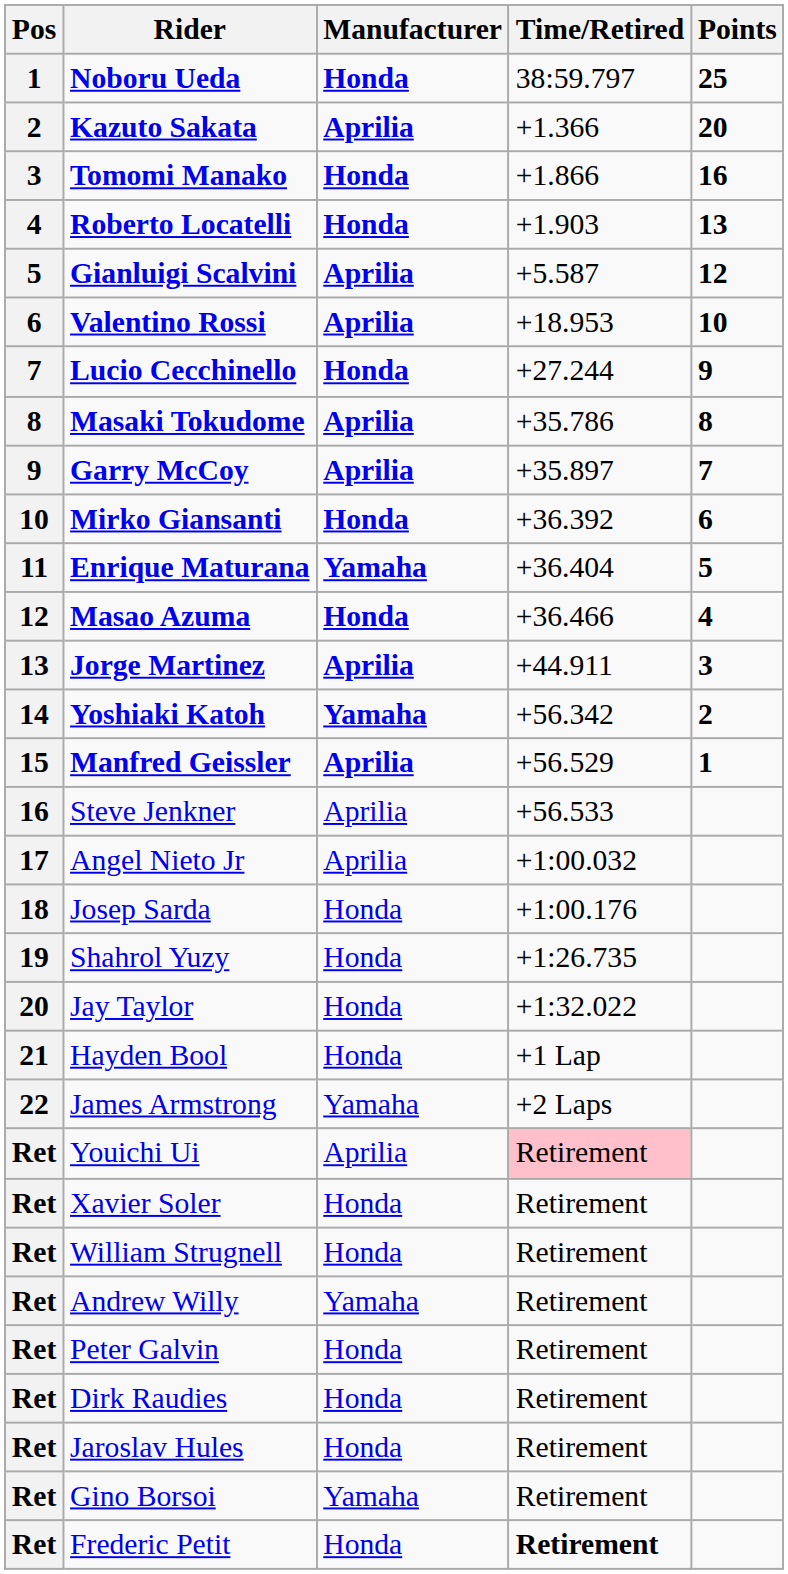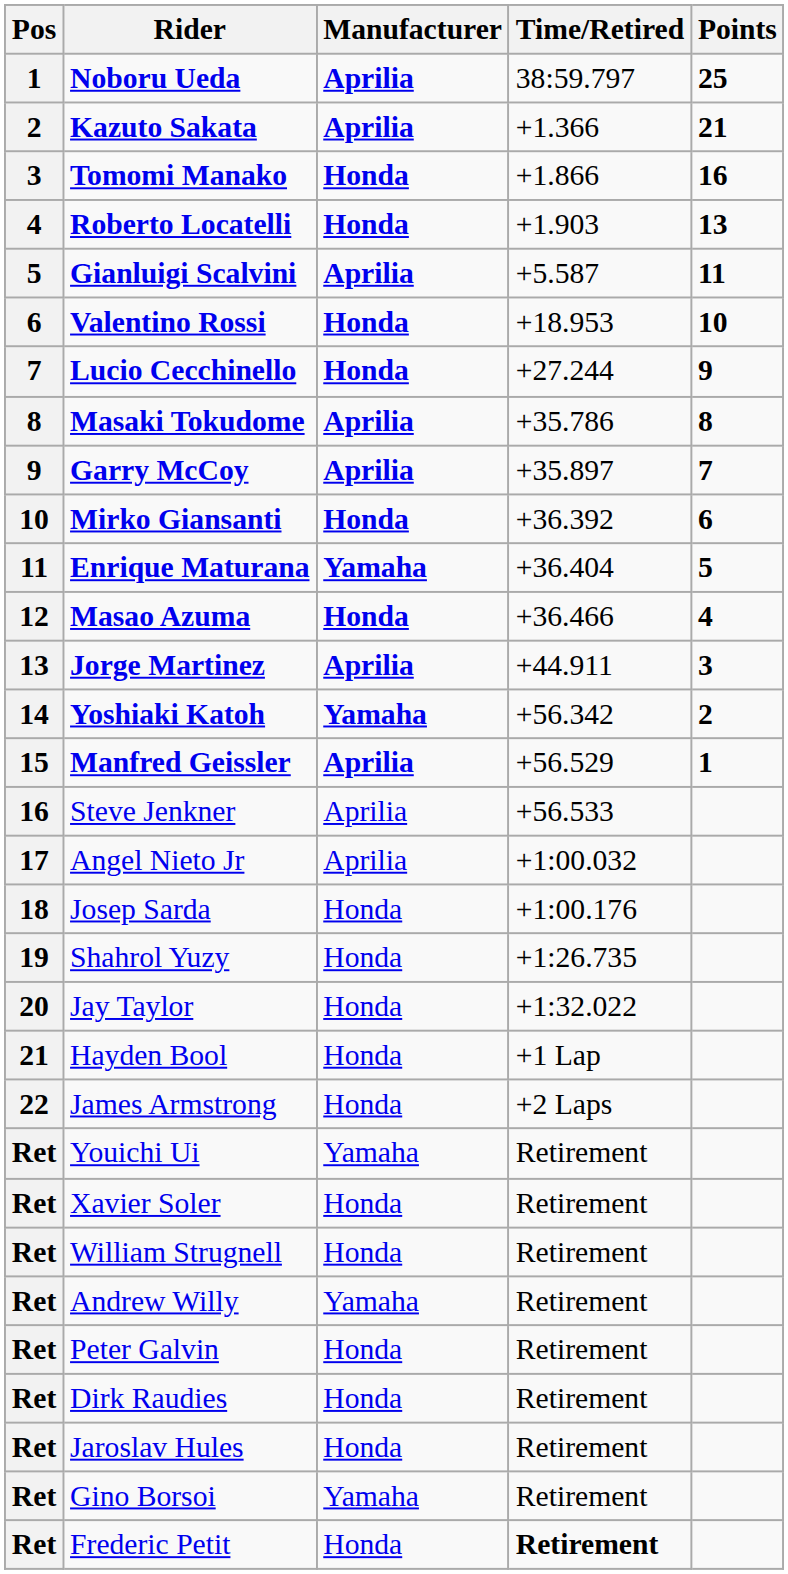(366, 77) Honda -> (369, 77) Aprilia
(713, 126) 20 -> (713, 126) 21
(713, 273) 12 -> (712, 273) 11
(369, 322) Aprilia -> (366, 322) Honda
(371, 1104) Yamaha -> (363, 1104) Honda
(365, 1153) Aprilia -> (371, 1153) Yamaha
(582, 1153) pink background -> (582, 1153) no background
